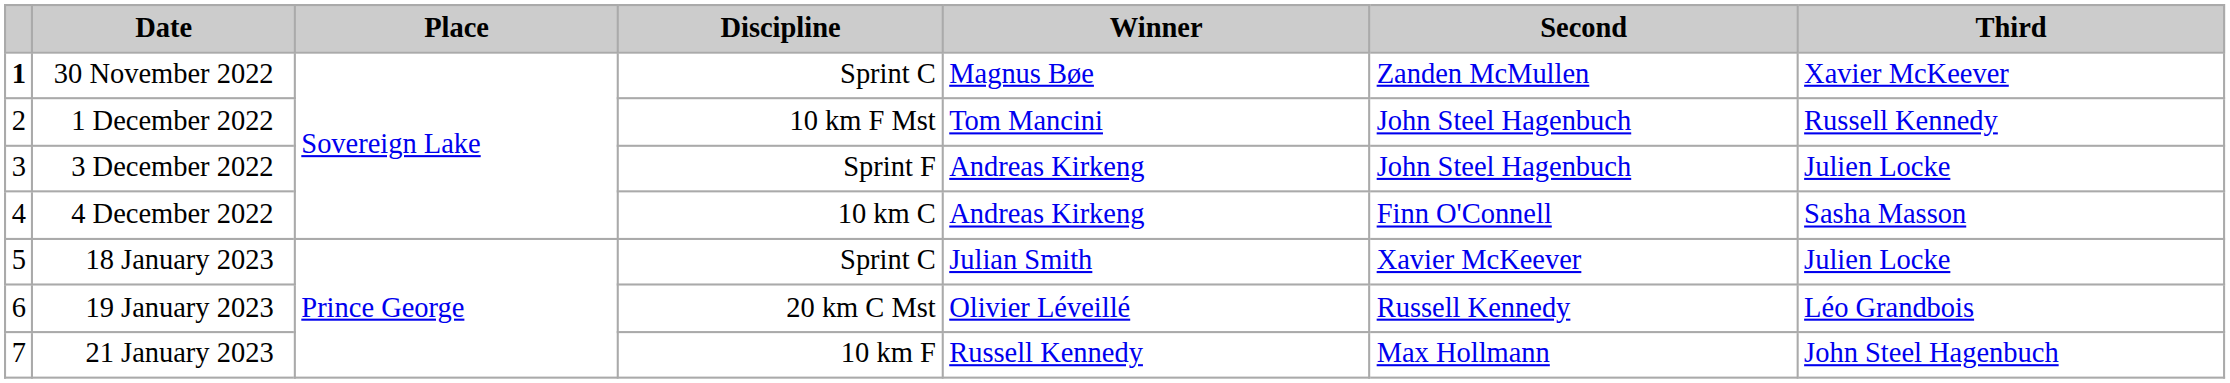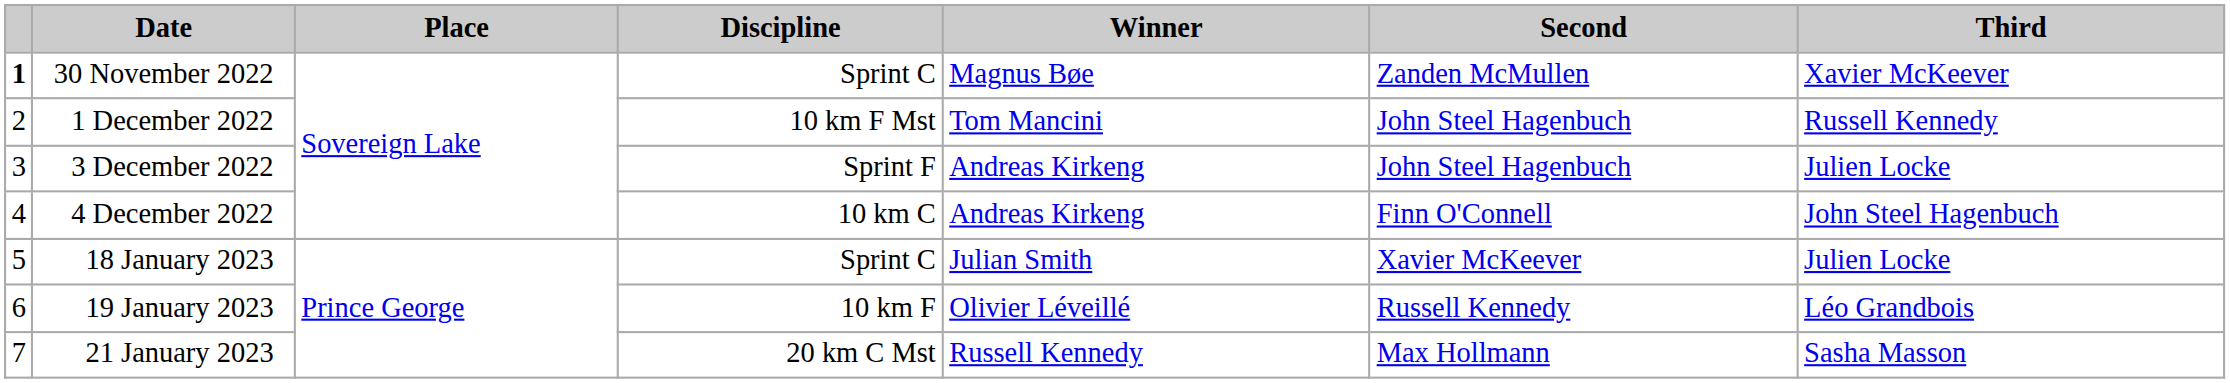(1885, 213) Sasha Masson -> (1931, 213) John Steel Hagenbuch
(861, 306) 20 km C Mst -> (888, 306) 10 km F
(888, 353) 10 km F -> (861, 353) 20 km C Mst
(1931, 353) John Steel Hagenbuch -> (1885, 353) Sasha Masson
